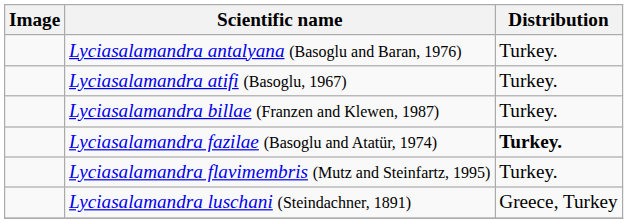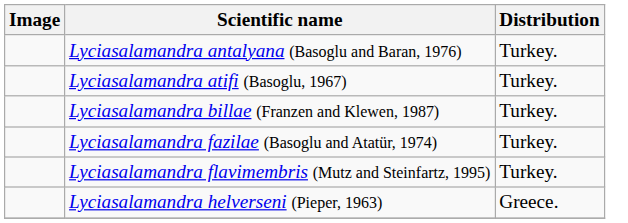(531, 141) bold -> (528, 141) normal
+ row: (226, 202)
- row: (240, 202)
